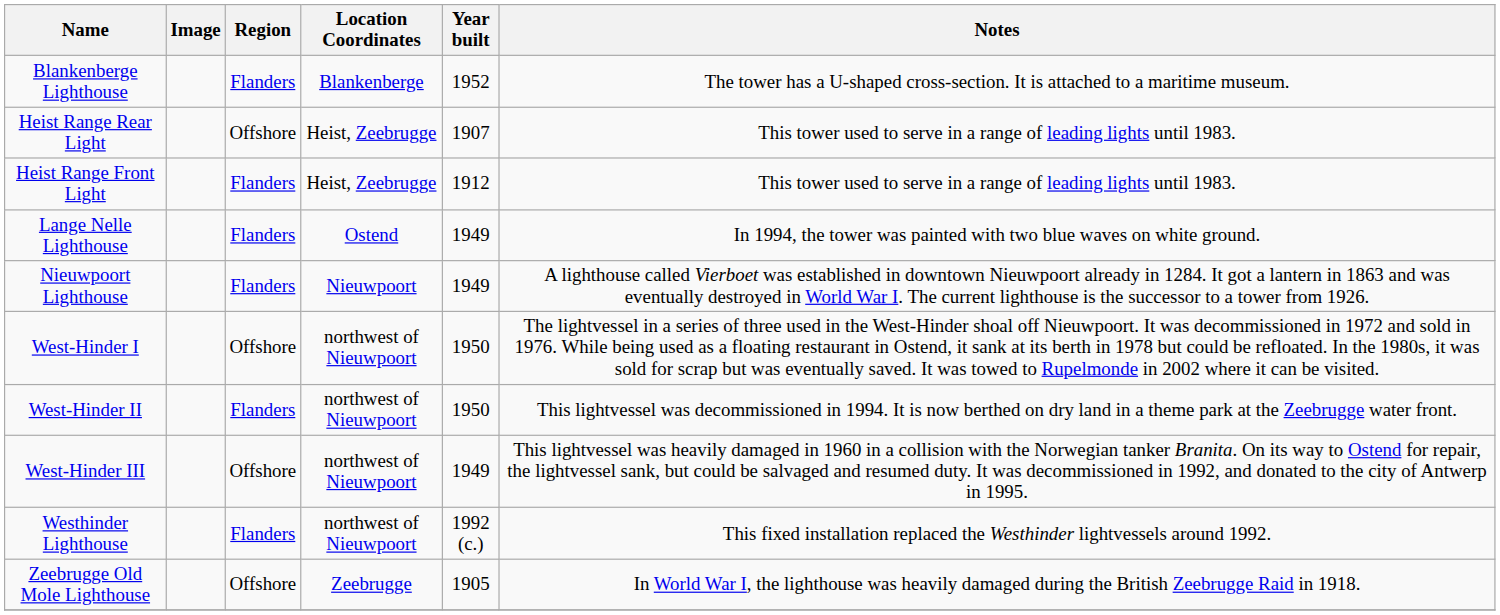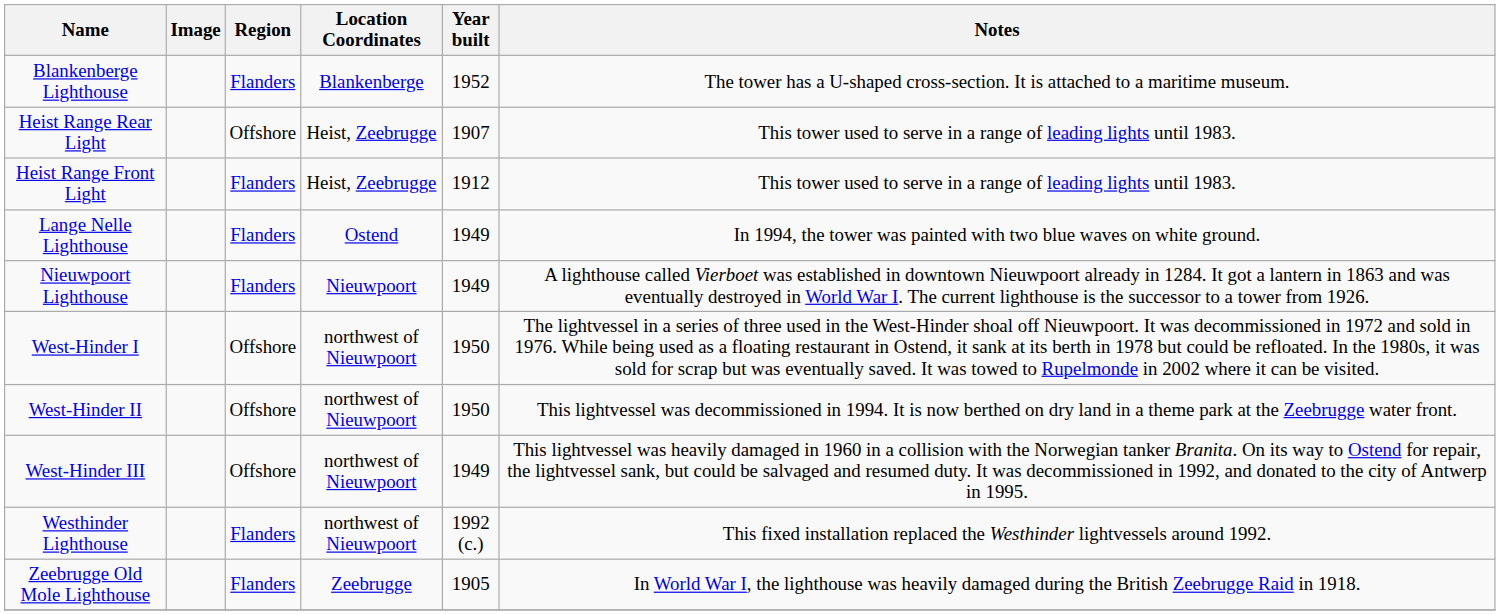(263, 409) Flanders -> (263, 409) Offshore
(263, 584) Offshore -> (263, 584) Flanders
